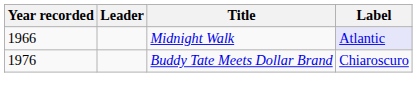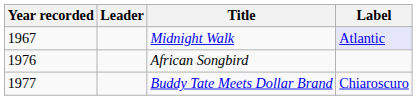(22, 38) 1966 -> (22, 38) 1967
+ row: (199, 60)
(22, 60) 1976 -> (22, 83) 1977
